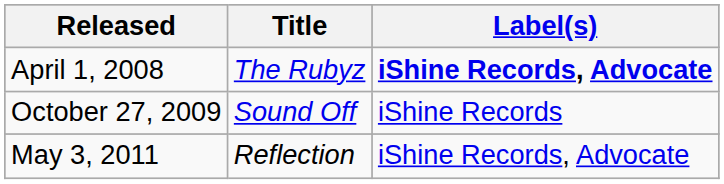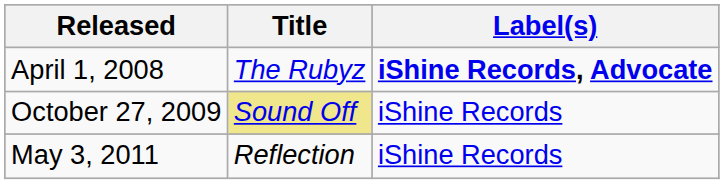(295, 112) no background -> (295, 112) khaki background
(534, 155) iShine Records, Advocate -> (470, 155) iShine Records
